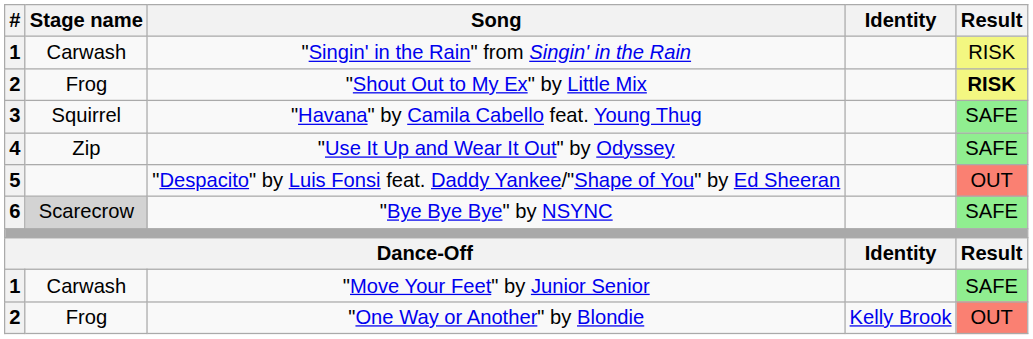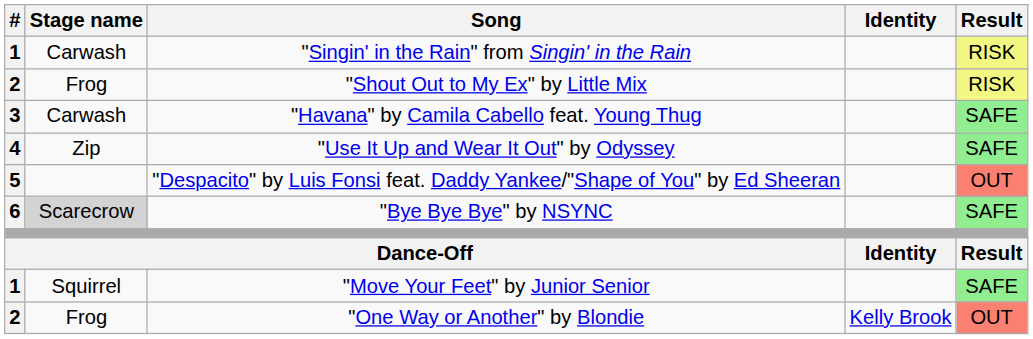(992, 84) bold -> (992, 84) normal
(86, 116) Squirrel -> (86, 116) Carwash
(86, 285) Carwash -> (86, 285) Squirrel
